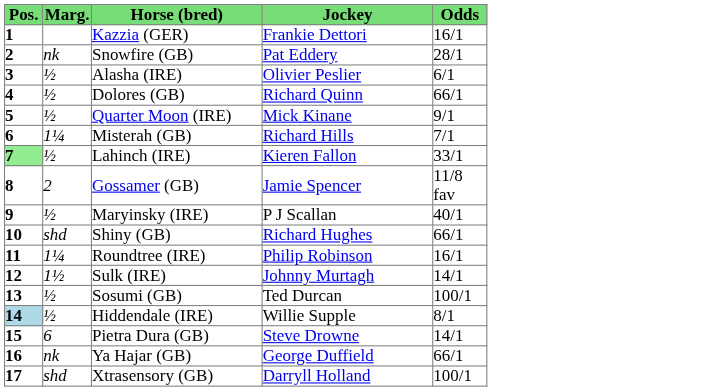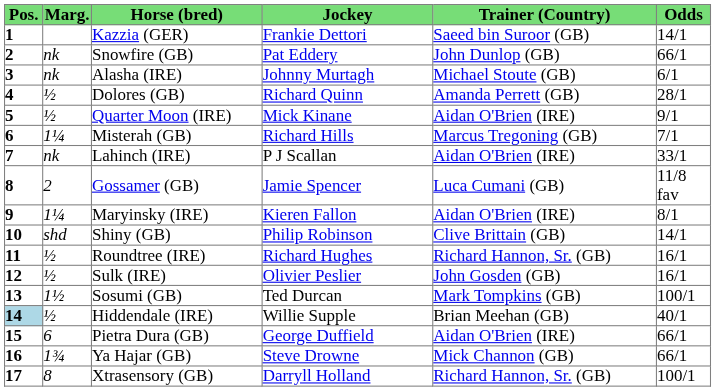+ column: (545, 14)
(448, 34) 16/1 -> (672, 34) 14/1
(448, 54) 28/1 -> (672, 54) 66/1
(50, 74) ½ -> (51, 74) nk
(312, 74) Olivier Peslier -> (318, 74) Johnny Murtagh
(448, 95) 66/1 -> (672, 95) 28/1
(9, 155) lightgreen background -> (9, 155) no background
(50, 155) ½ -> (51, 155) nk
(310, 155) Kieren Fallon -> (300, 155) P J Scallan
(50, 214) ½ -> (54, 214) 1¼
(300, 214) P J Scallan -> (310, 214) Kieren Fallon
(448, 214) 40/1 -> (668, 214) 8/1
(318, 235) Richard Hughes -> (318, 235) Philip Robinson
(448, 235) 66/1 -> (672, 235) 14/1
(54, 255) 1¼ -> (50, 255) ½
(318, 255) Philip Robinson -> (318, 255) Richard Hughes
(54, 275) 1½ -> (50, 275) ½
(318, 275) Johnny Murtagh -> (312, 275) Olivier Peslier
(448, 275) 14/1 -> (672, 275) 16/1
(50, 295) ½ -> (54, 295) 1½
(444, 315) 8/1 -> (672, 315) 40/1
(311, 335) Steve Drowne -> (318, 335) George Duffield
(448, 335) 14/1 -> (672, 335) 66/1
(51, 355) nk -> (54, 355) 1¾
(318, 355) George Duffield -> (311, 355) Steve Drowne
(55, 376) shd -> (47, 376) 8
